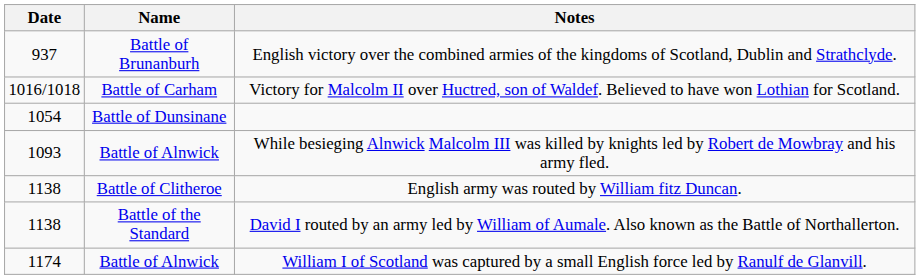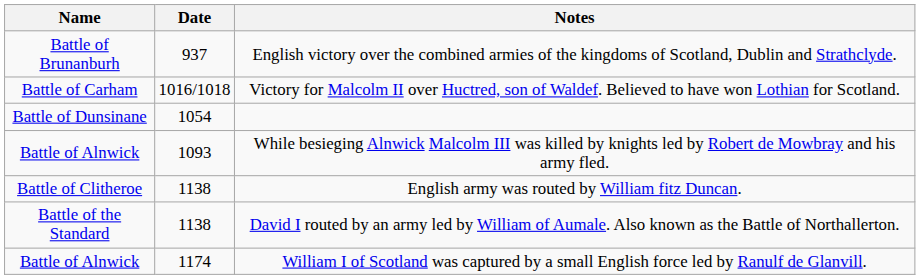columns swapped: (44, 17) <-> (159, 17)
